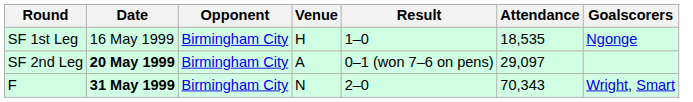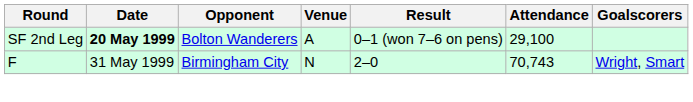- row: (43, 39)
(235, 62) Birmingham City -> (240, 39) Bolton Wanderers
(523, 62) 29,097 -> (532, 39) 29,100
(132, 85) bold -> (132, 62) normal
(523, 85) 70,343 -> (532, 62) 70,743
